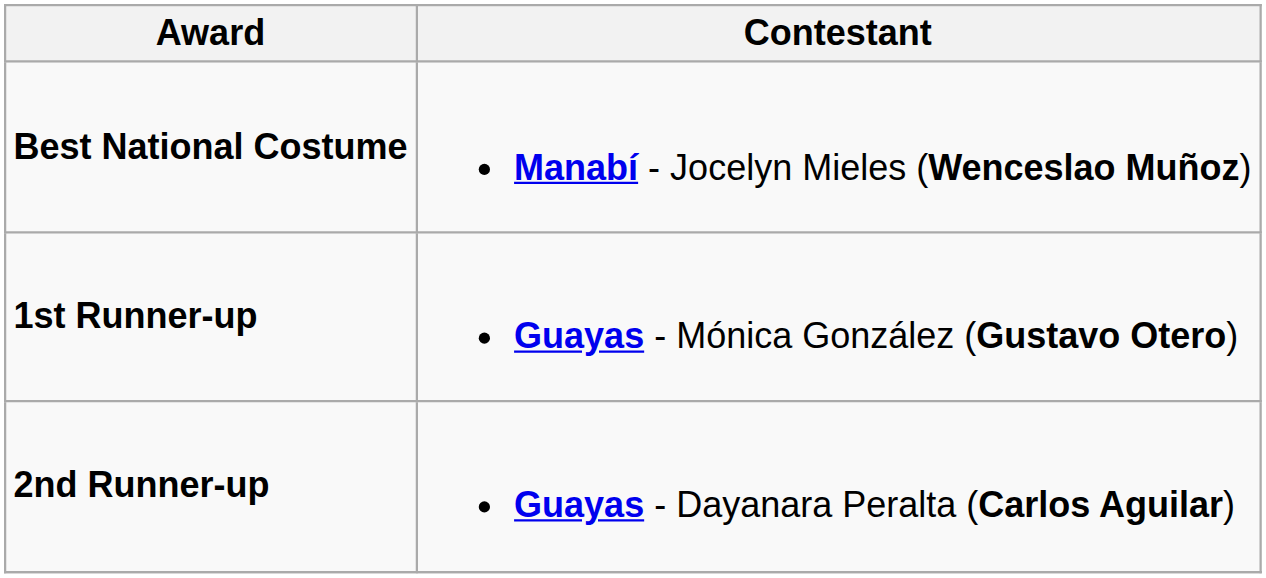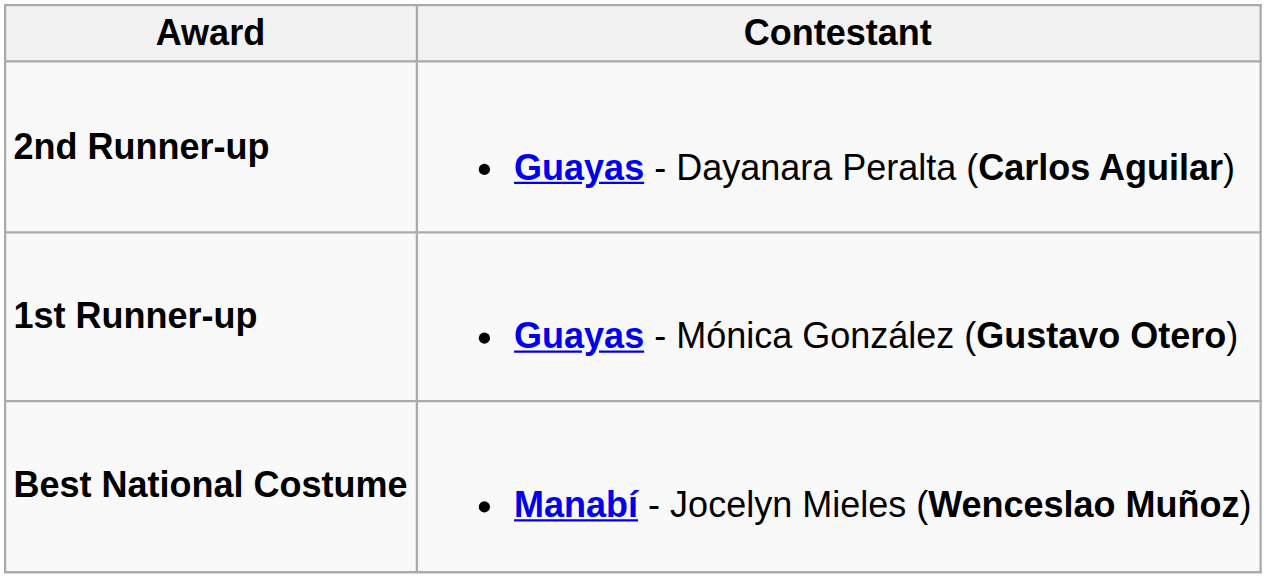rows swapped: (210, 146) <-> (141, 485)
